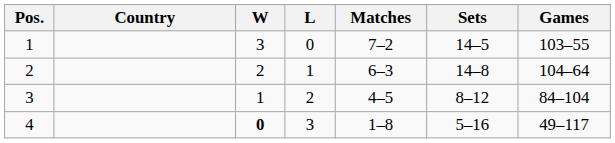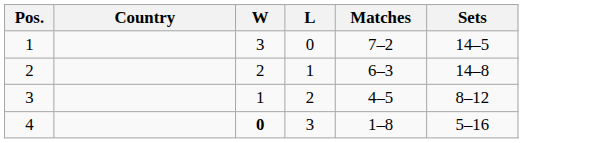- column: (564, 17)
